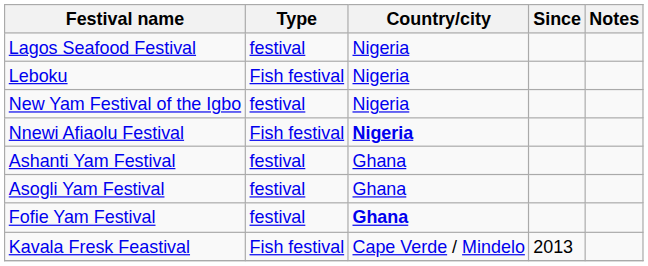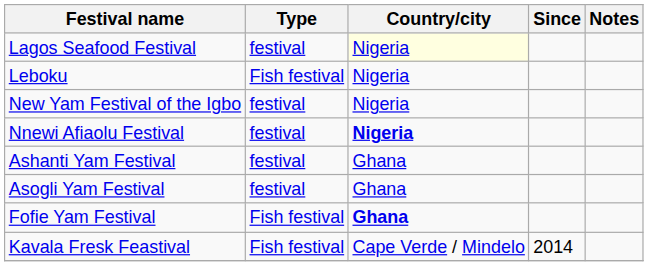(381, 47) no background -> (381, 47) lightyellow background
(297, 133) Fish festival -> (277, 133) festival
(277, 218) festival -> (297, 218) Fish festival
(553, 246) 2013 -> (553, 246) 2014
